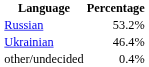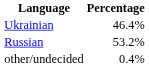rows swapped: (24, 25) <-> (29, 42)
